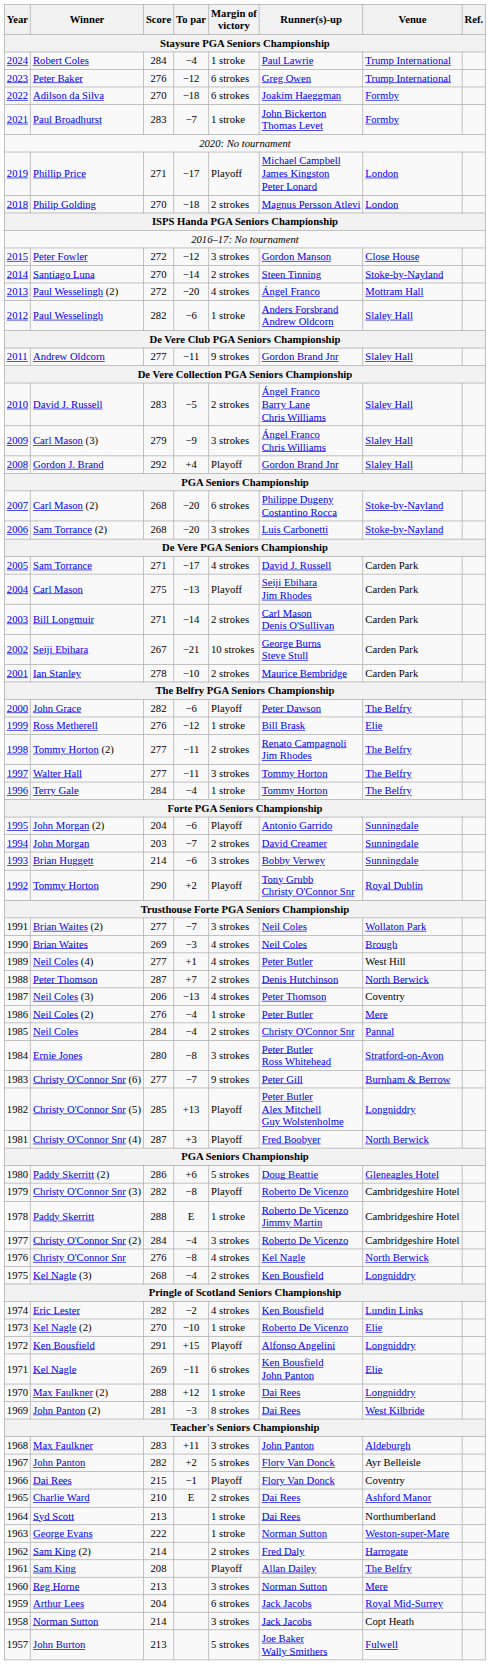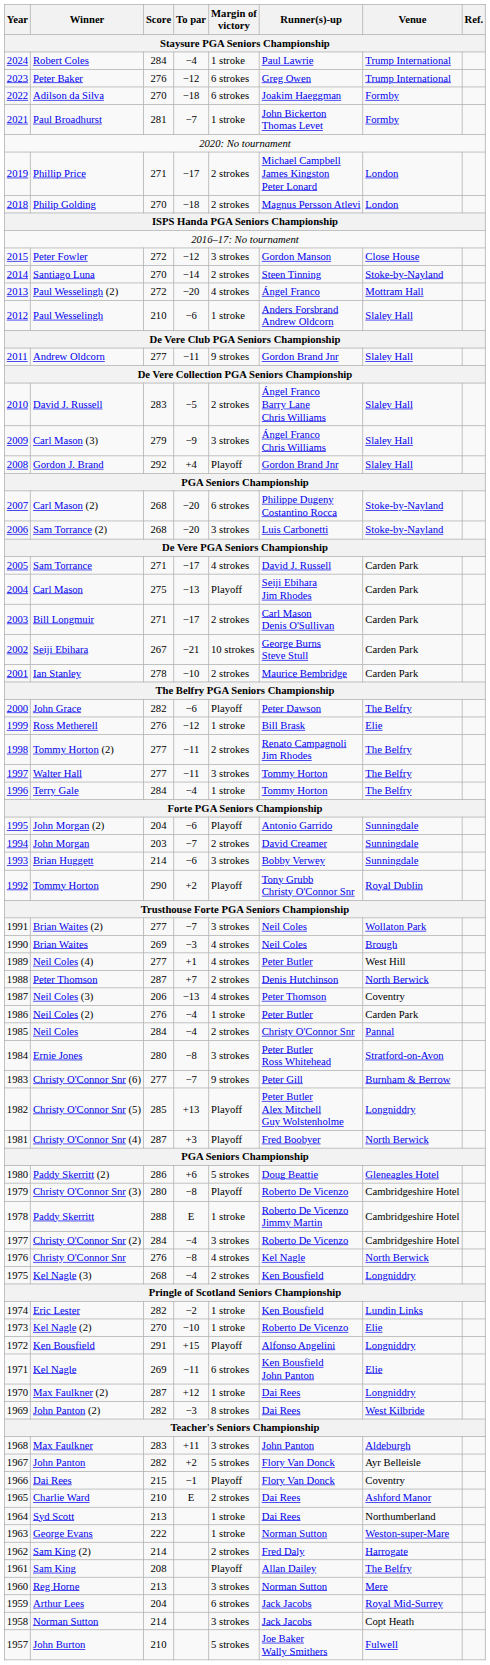(159, 120) 283 -> (159, 120) 281
(227, 174) Playoff -> (230, 174) 2 strokes
(159, 315) 282 -> (159, 315) 210
(191, 619) −14 -> (191, 619) −17
(377, 1014) Mere -> (392, 1014) Carden Park
(159, 1192) 282 -> (159, 1192) 280
(230, 1310) 4 strokes -> (228, 1310) 1 stroke
(159, 1393) 288 -> (159, 1393) 287
(159, 1410) 281 -> (159, 1410) 282
(159, 1645) 213 -> (159, 1645) 210
